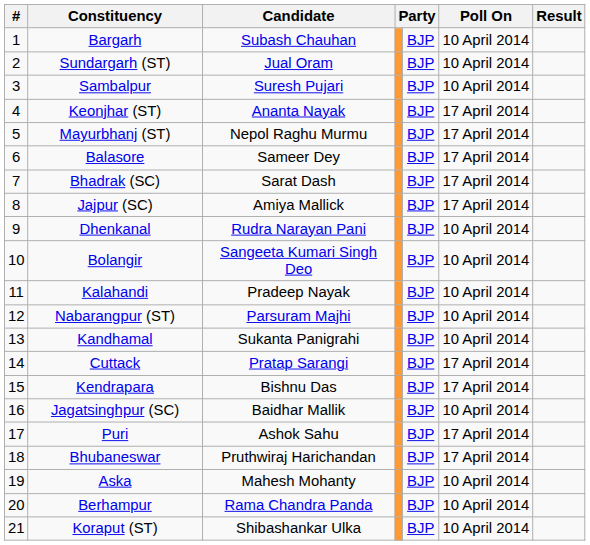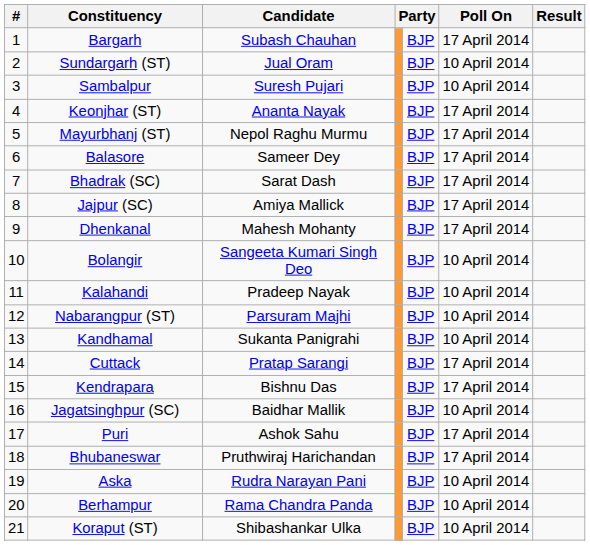(486, 39) 10 April 2014 -> (486, 39) 17 April 2014
(299, 228) Rudra Narayan Pani -> (299, 228) Mahesh Mohanty
(486, 228) 10 April 2014 -> (486, 228) 17 April 2014
(299, 481) Mahesh Mohanty -> (299, 481) Rudra Narayan Pani
